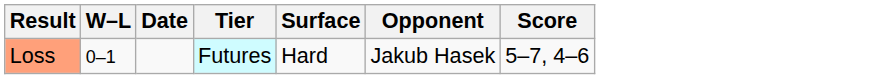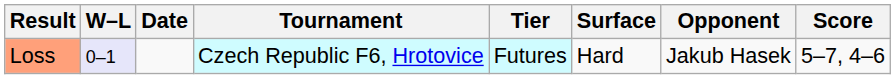+ column: (341, 21)
(101, 57) no background -> (101, 57) lavender background
